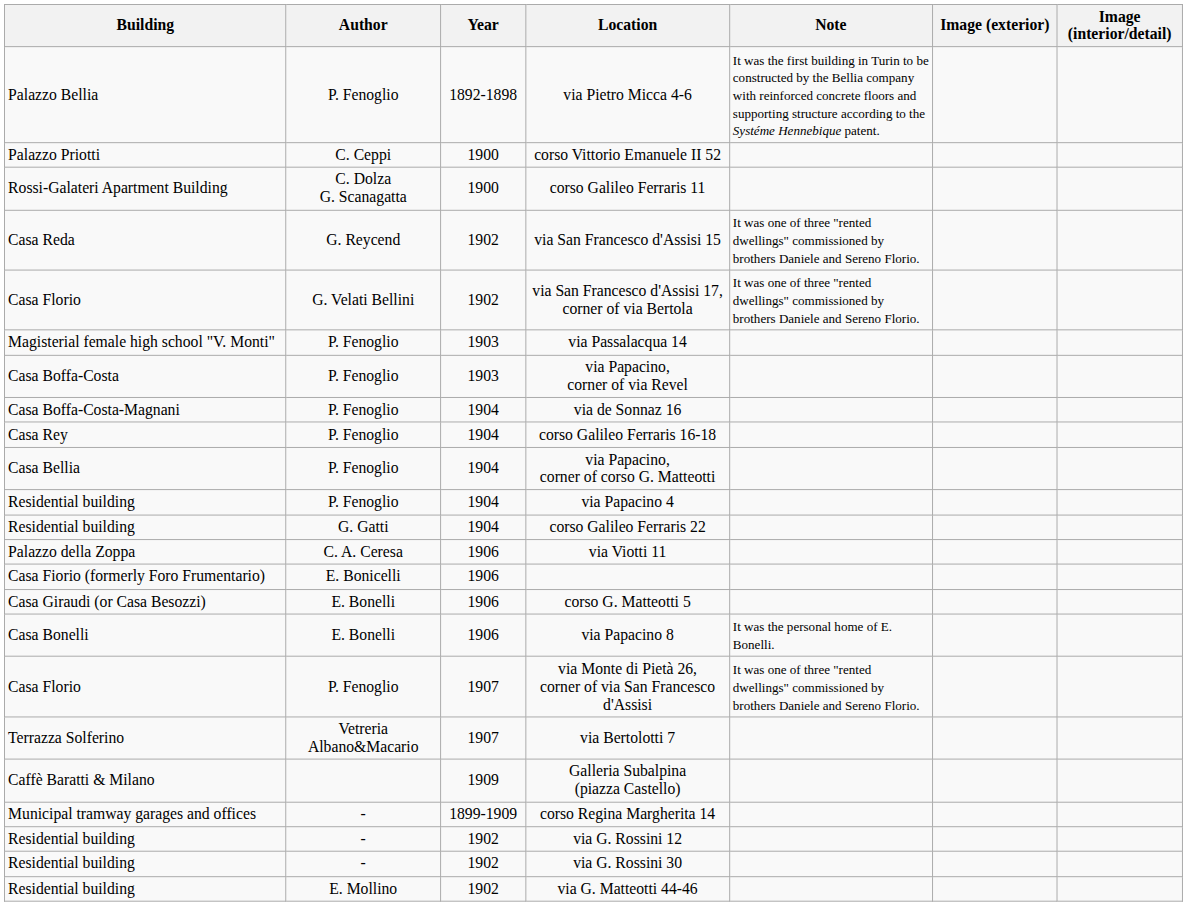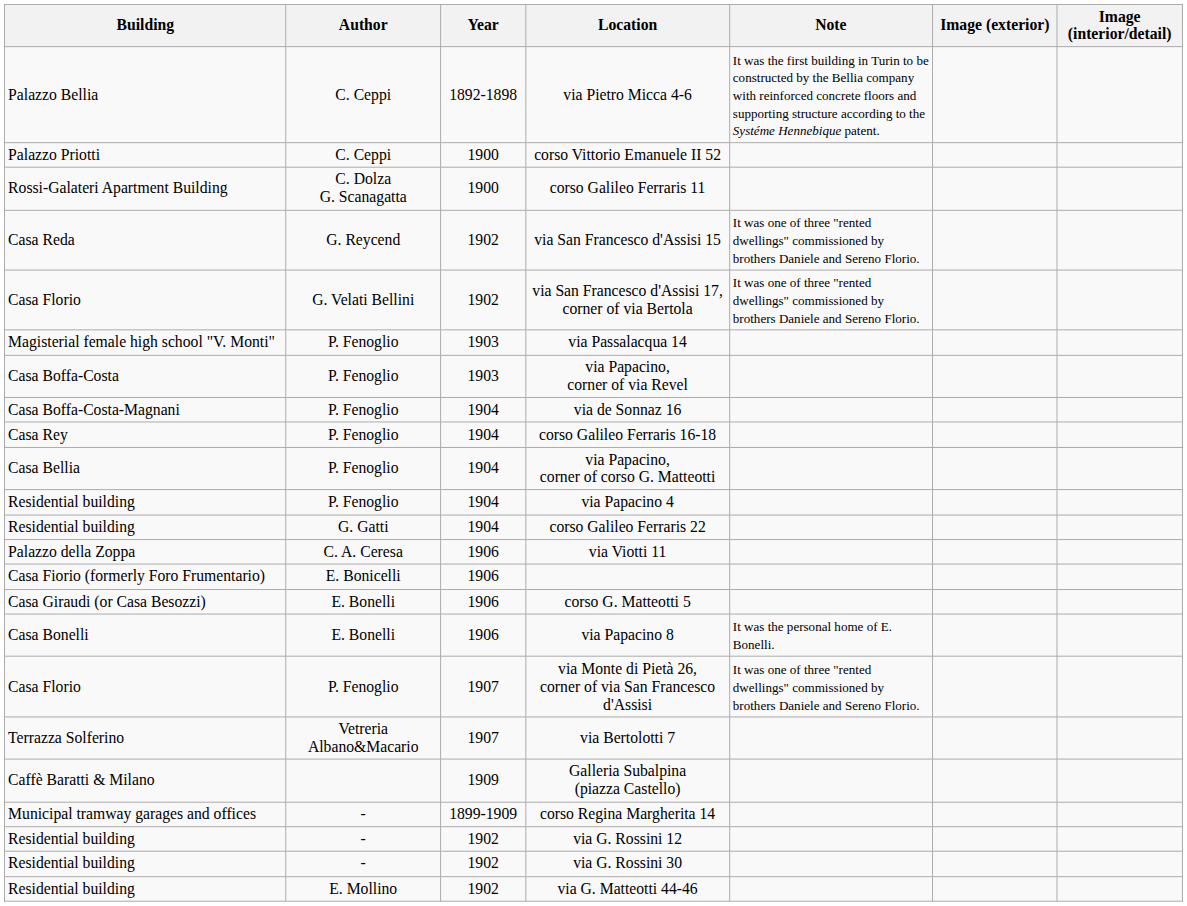(363, 94) P. Fenoglio -> (363, 94) C. Ceppi
